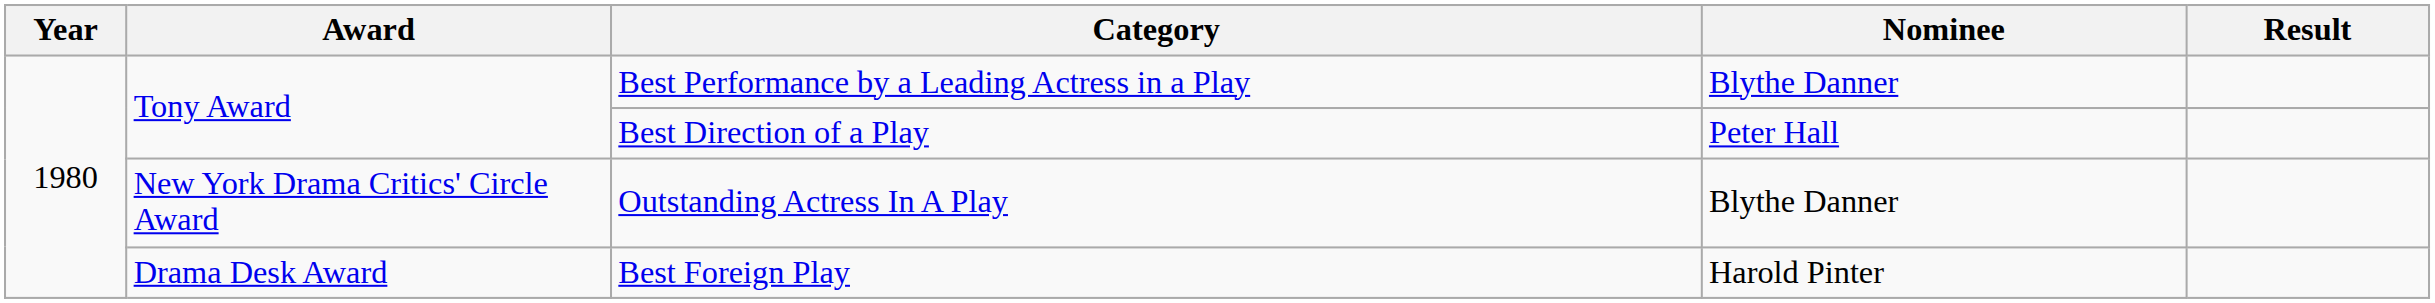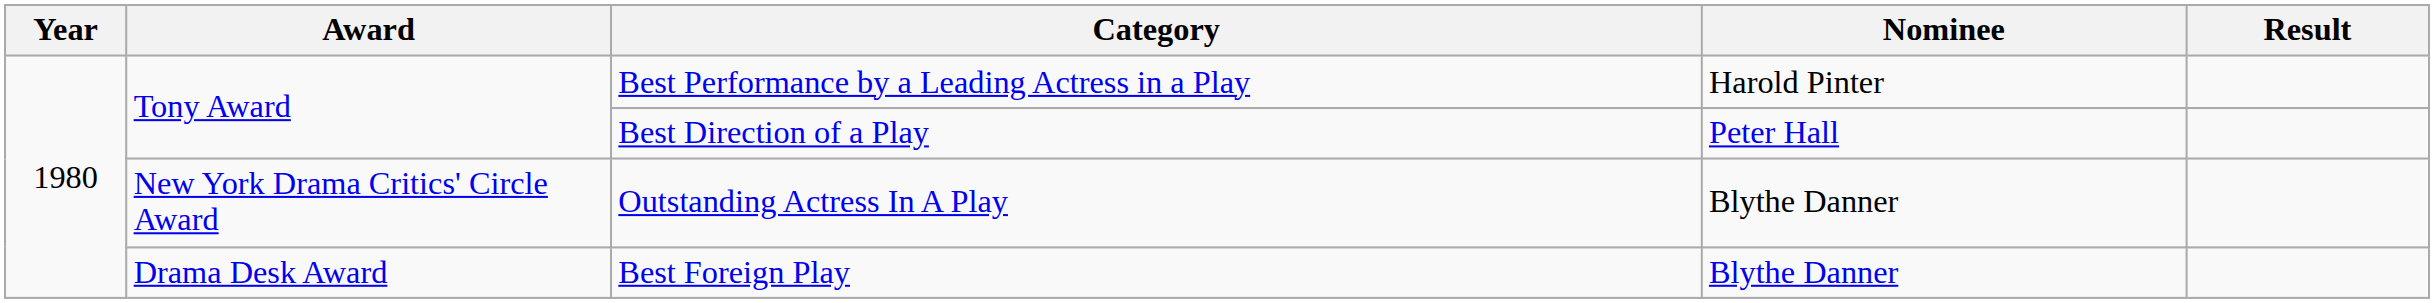(1804, 81) Blythe Danner -> (1796, 81) Harold Pinter
(1796, 271) Harold Pinter -> (1804, 271) Blythe Danner
